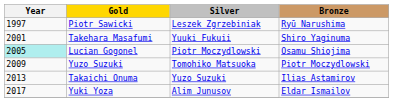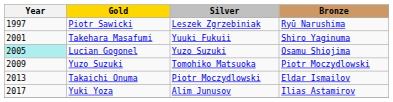(216, 51) Piotr Moczydlowski -> (199, 51) Yuzo Suzuki
(199, 78) Yuzo Suzuki -> (216, 78) Piotr Moczydlowski
(318, 78) Ilias Astamirov -> (316, 78) Eldar Ismailov
(316, 91) Eldar Ismailov -> (318, 91) Ilias Astamirov
